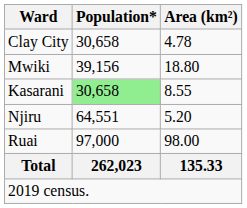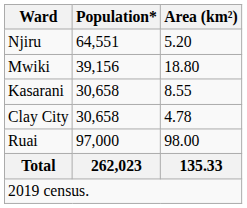rows swapped: (38, 41) <-> (25, 116)
(97, 91) lightgreen background -> (97, 91) no background
